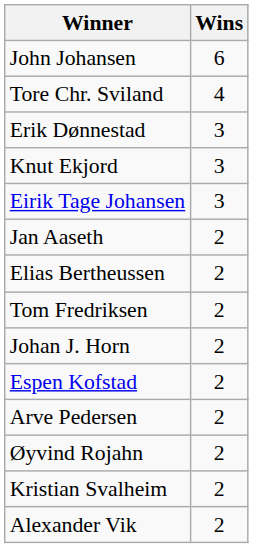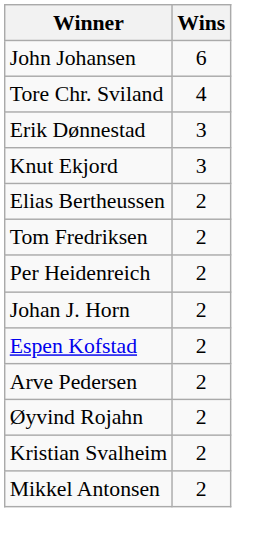- row: (97, 201)
- row: (57, 237)
+ row: (80, 273)
- row: (73, 524)
+ row: (85, 488)
